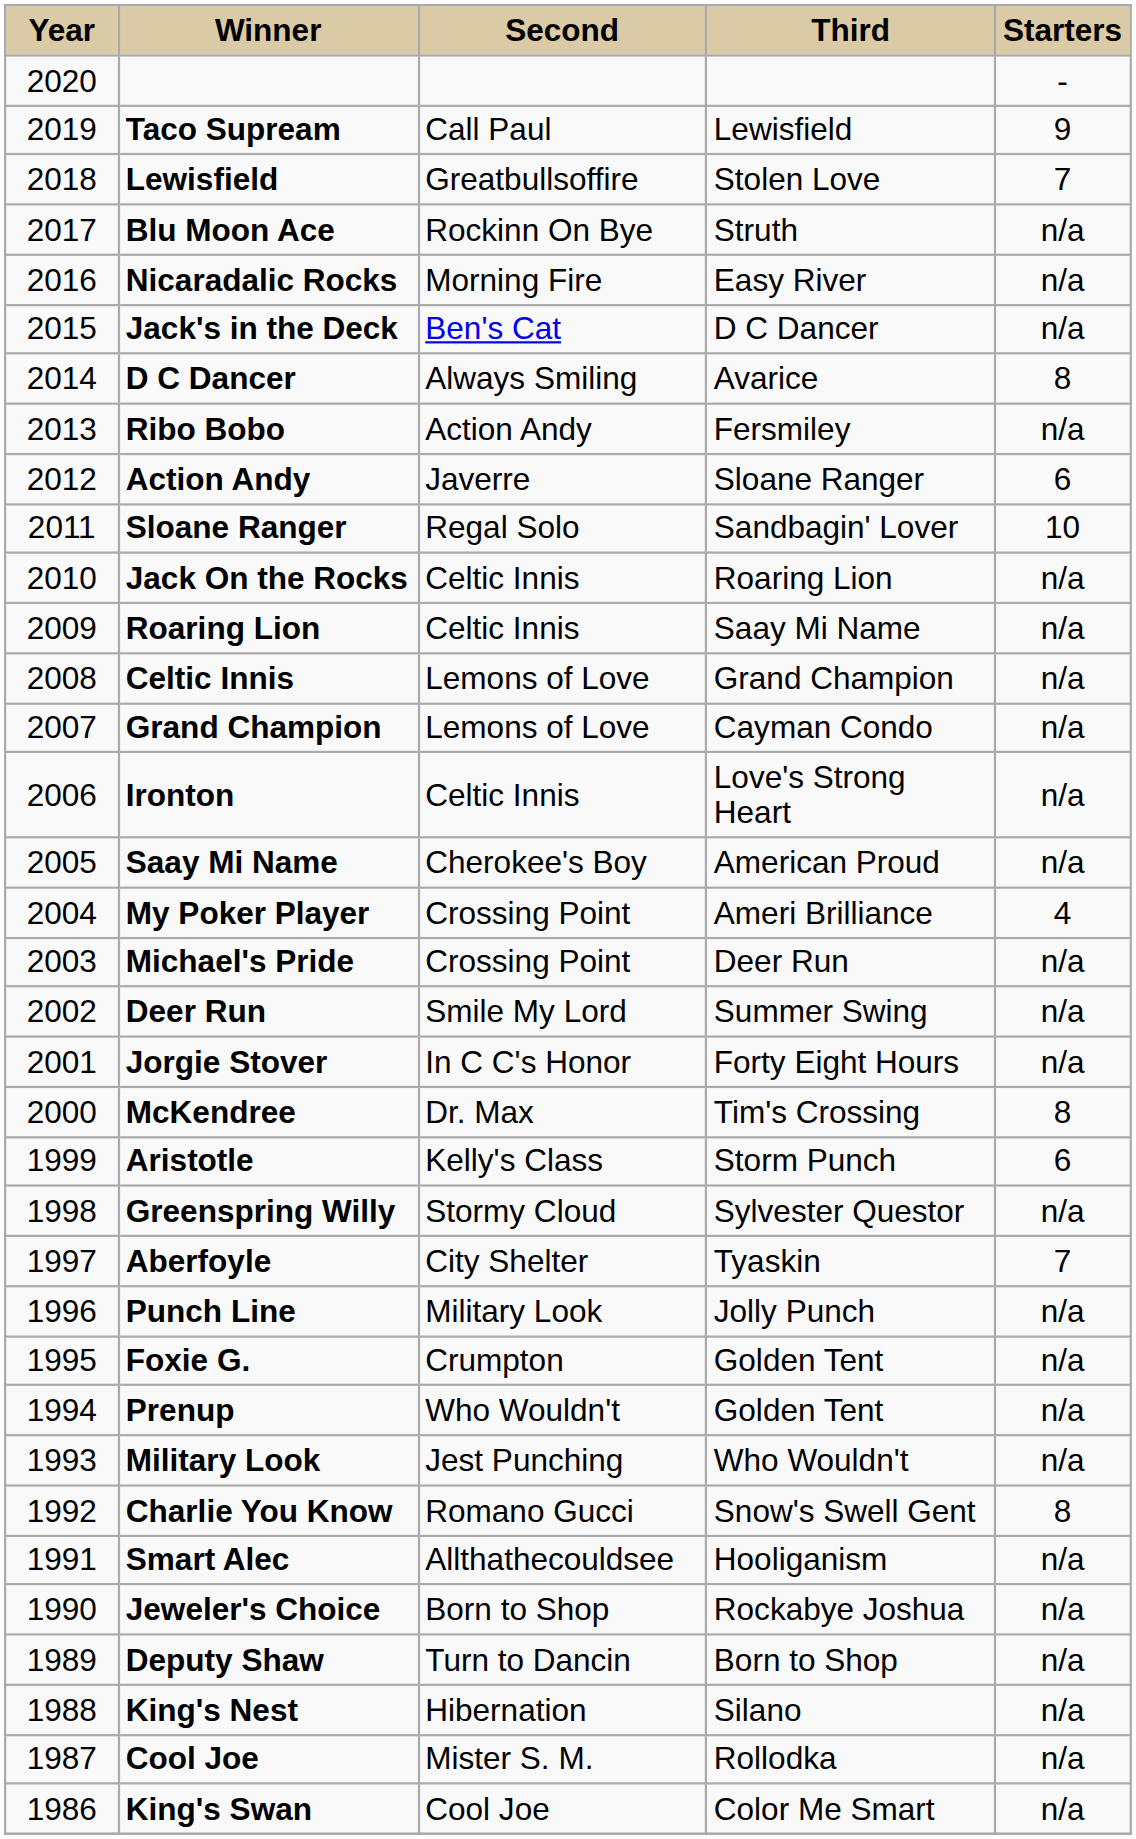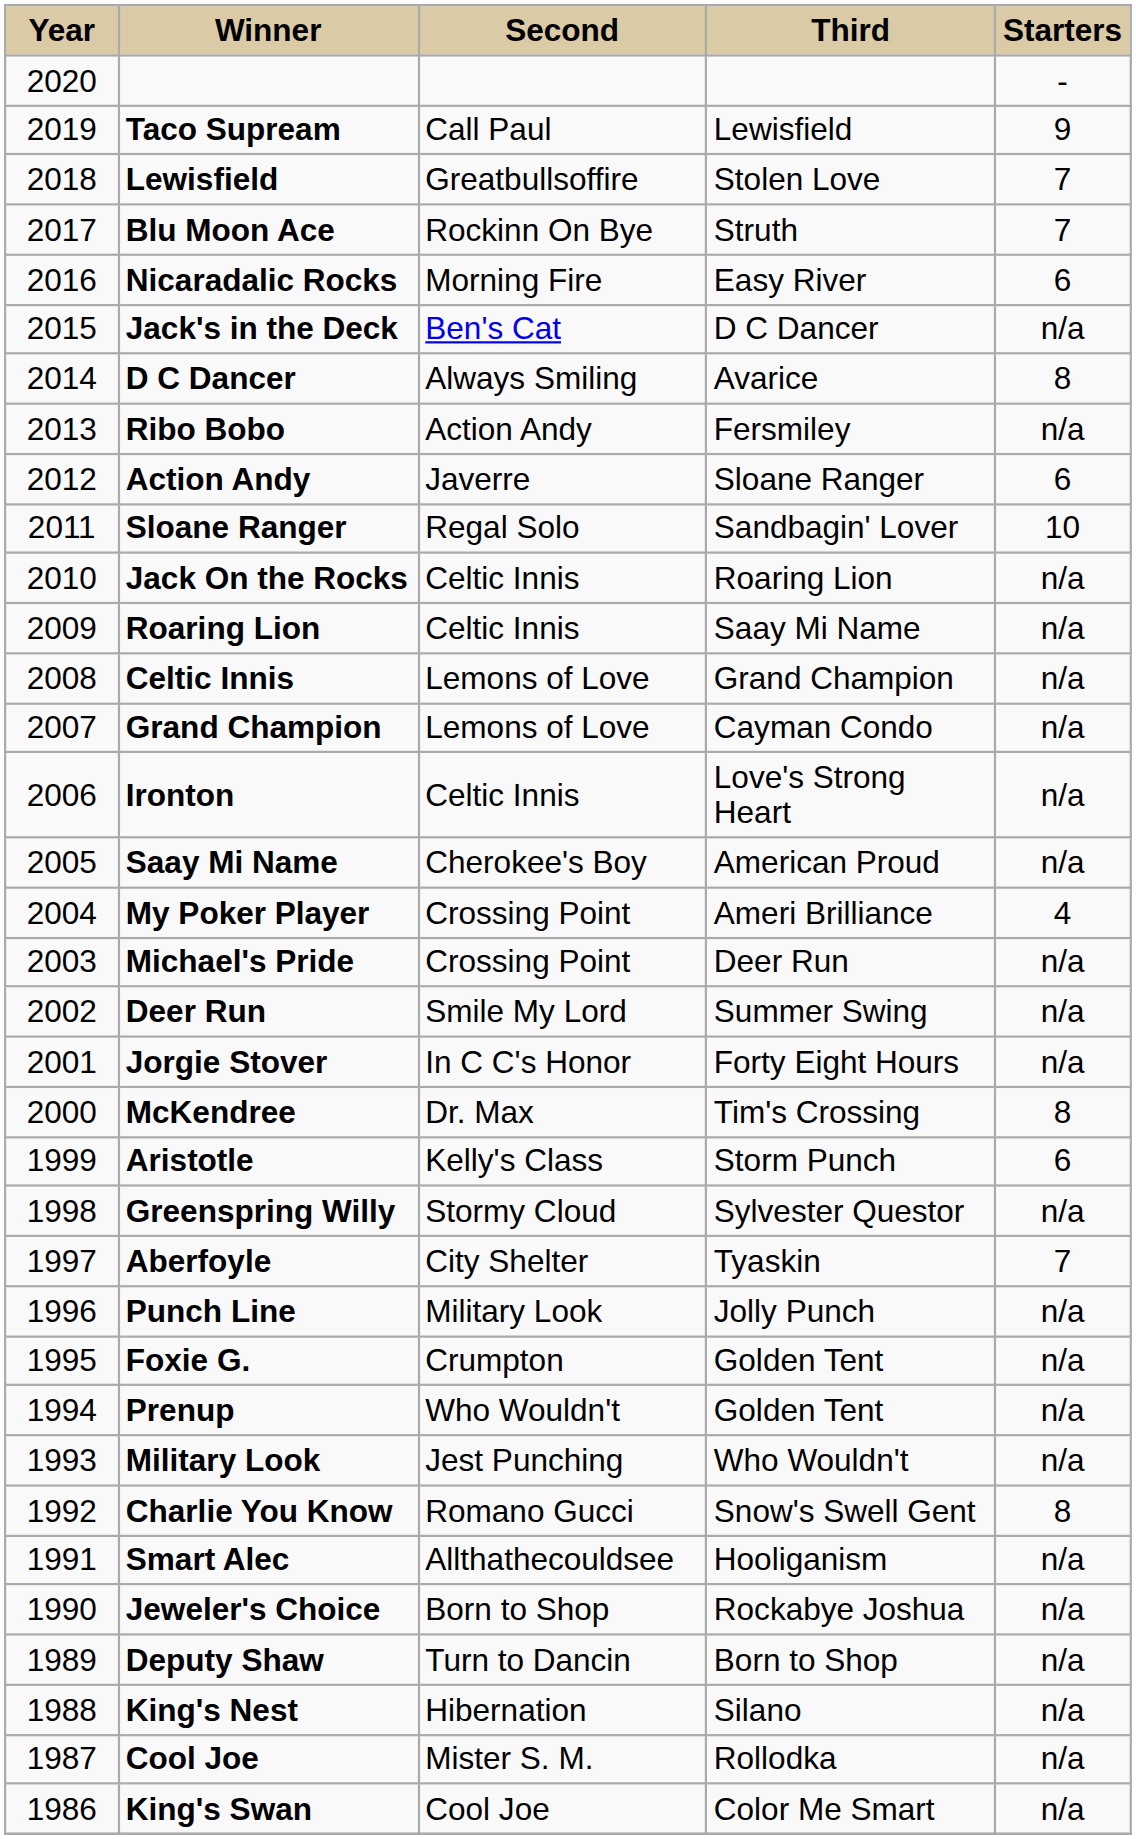(1063, 230) n/a -> (1063, 230) 7
(1063, 280) n/a -> (1063, 280) 6
